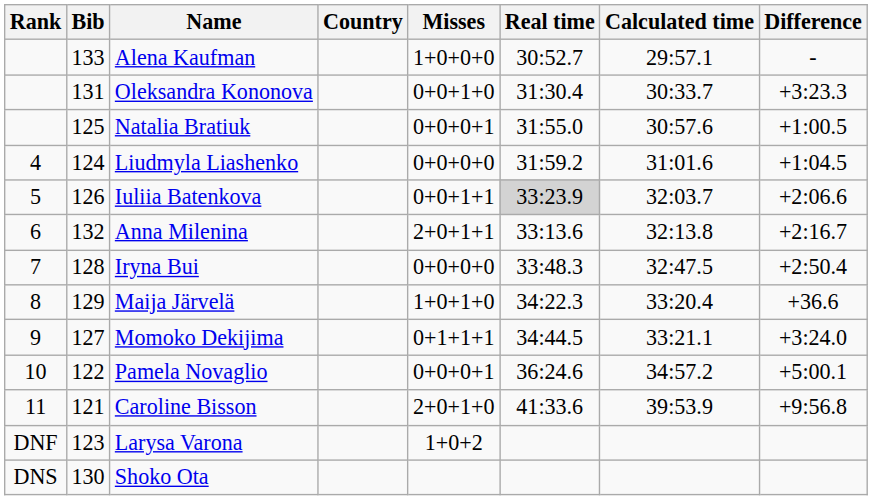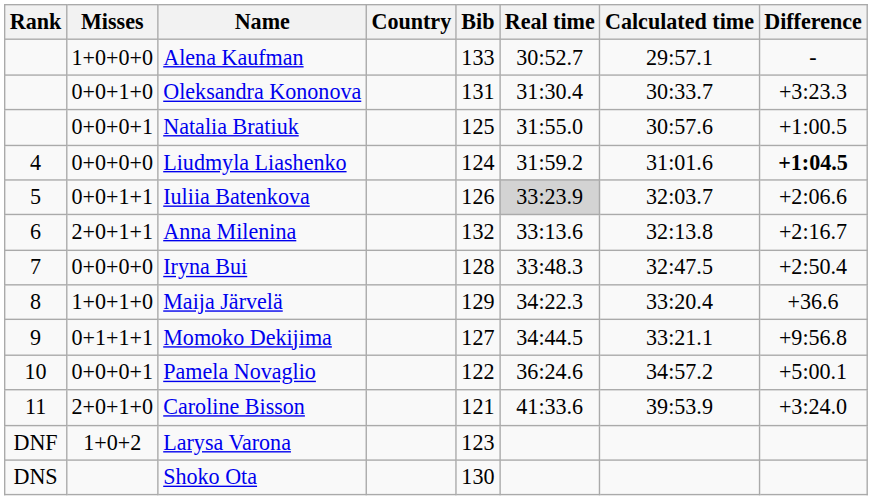columns swapped: (88, 22) <-> (454, 22)
(813, 162) normal -> (813, 162) bold
(813, 337) +3:24.0 -> (813, 337) +9:56.8
(813, 407) +9:56.8 -> (813, 407) +3:24.0
